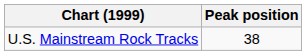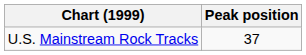(252, 38) 38 -> (252, 38) 37
